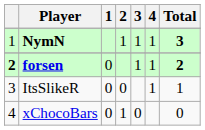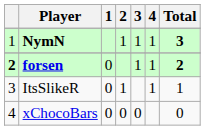(123, 88) 0 -> (123, 88) 1
(123, 112) 1 -> (123, 112) 0
